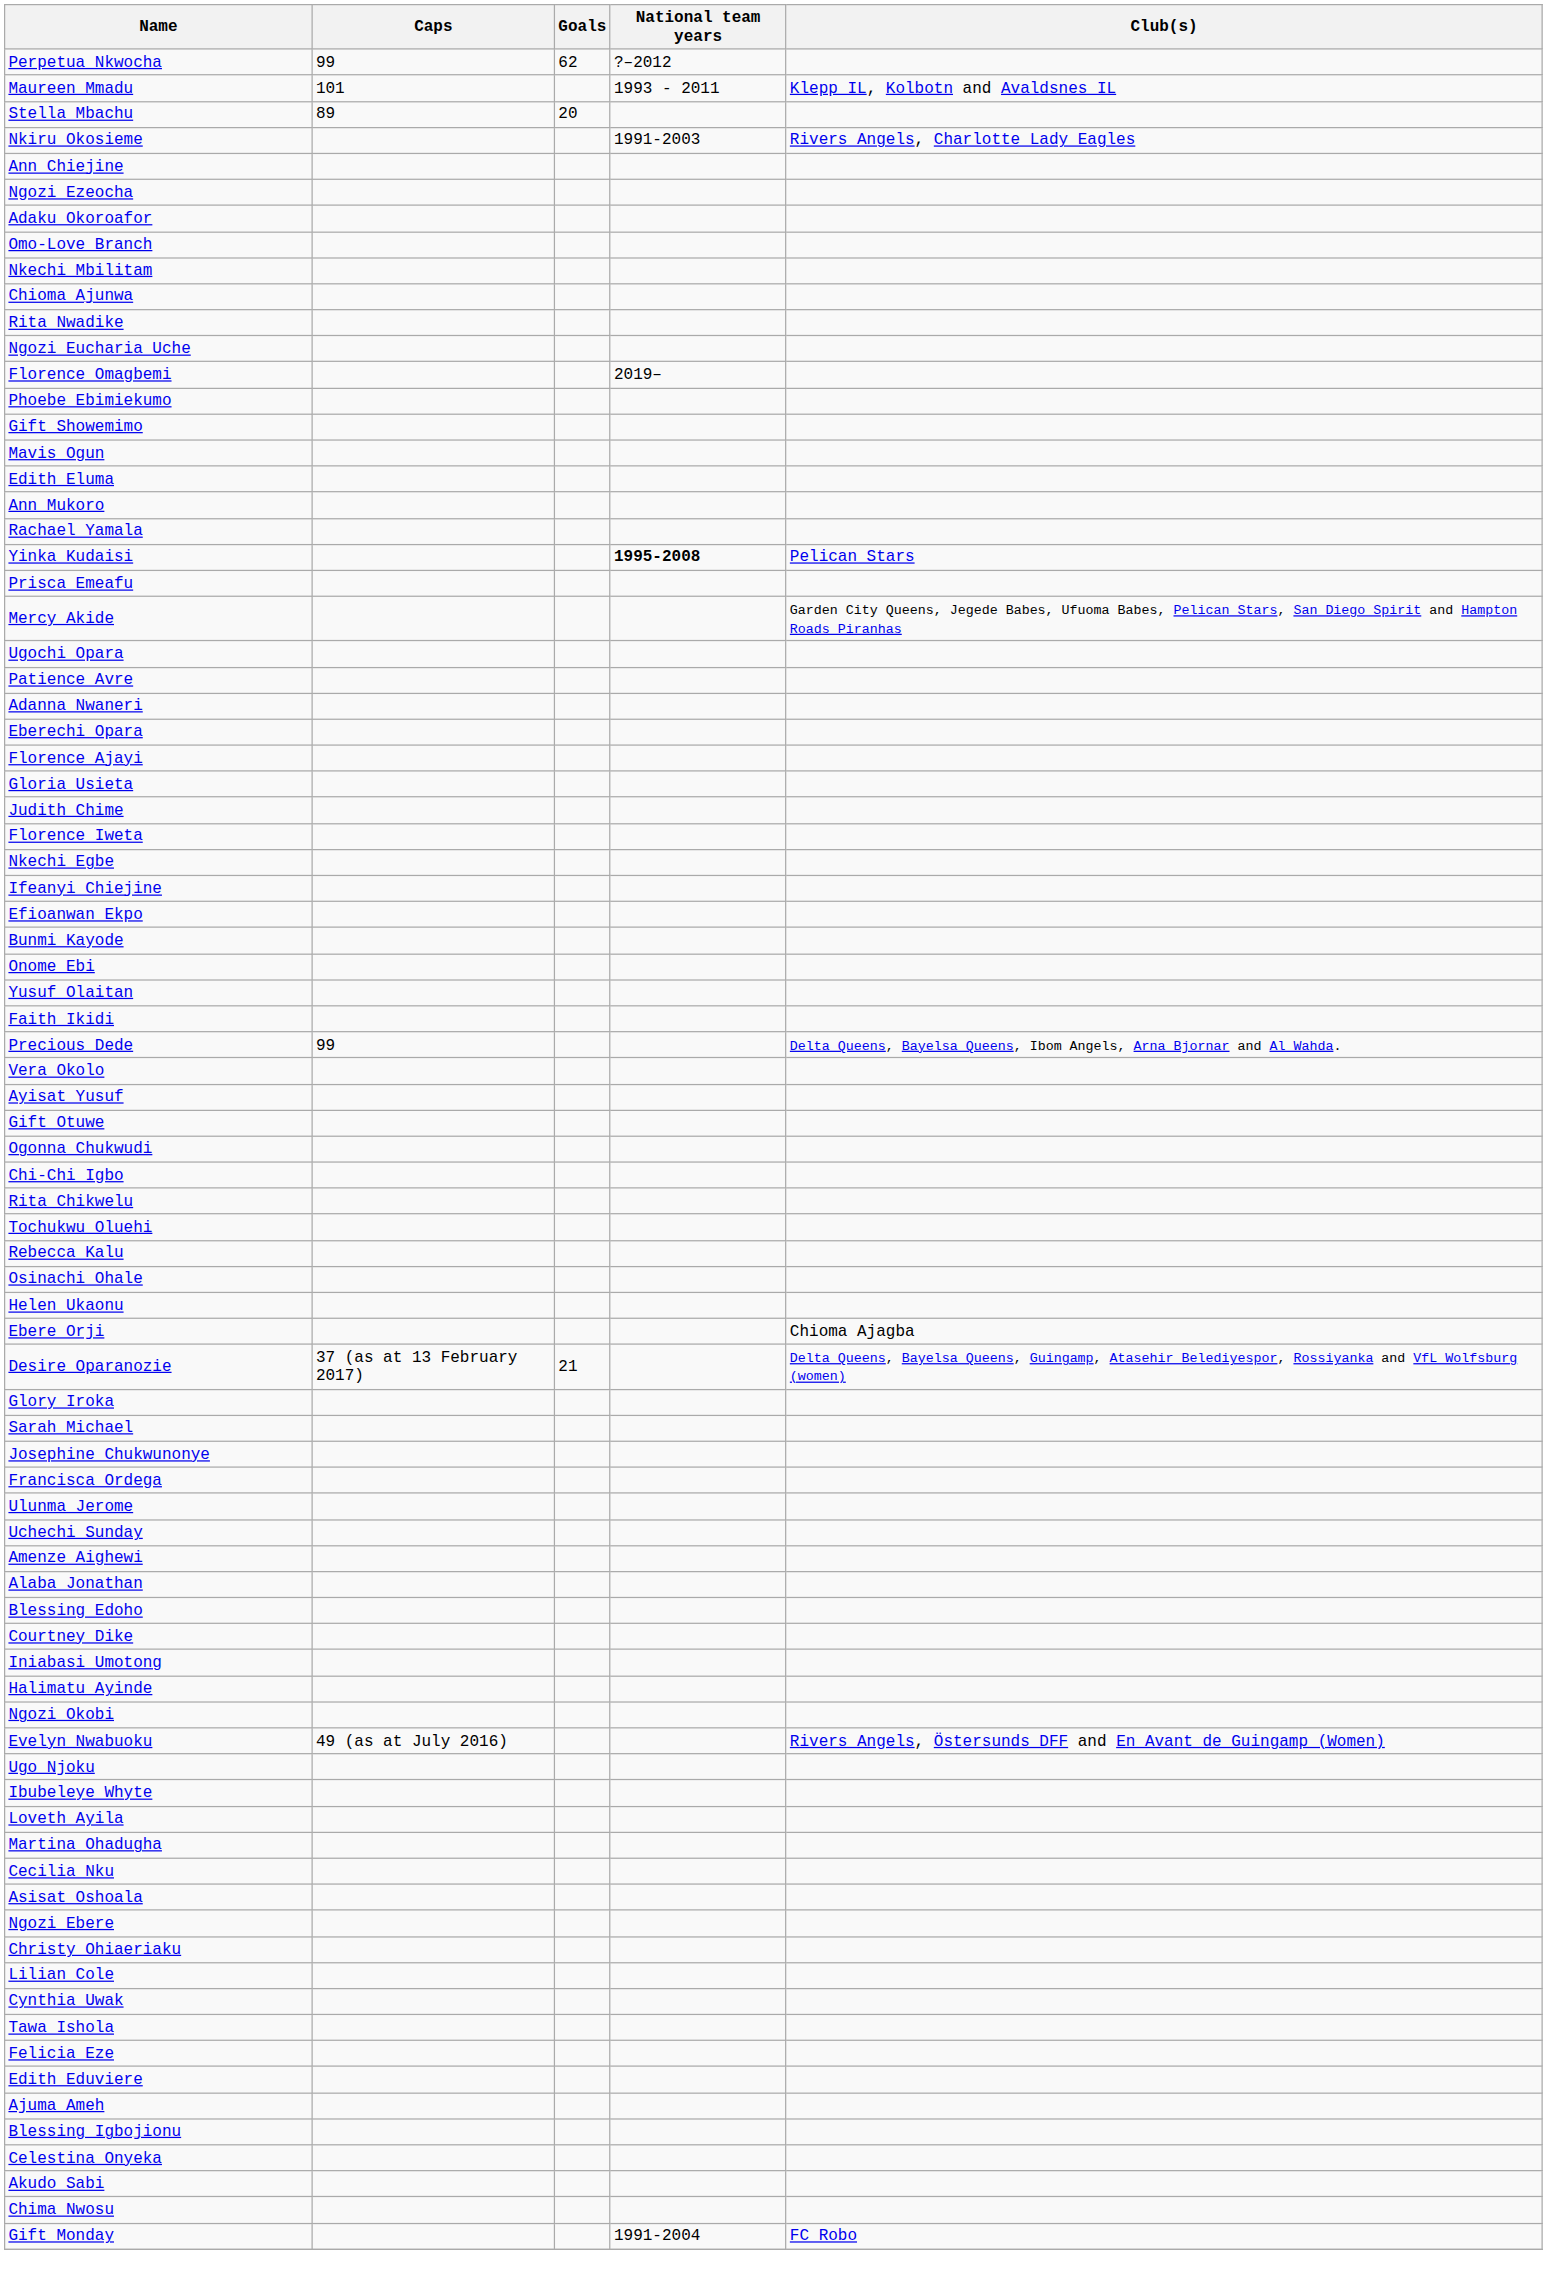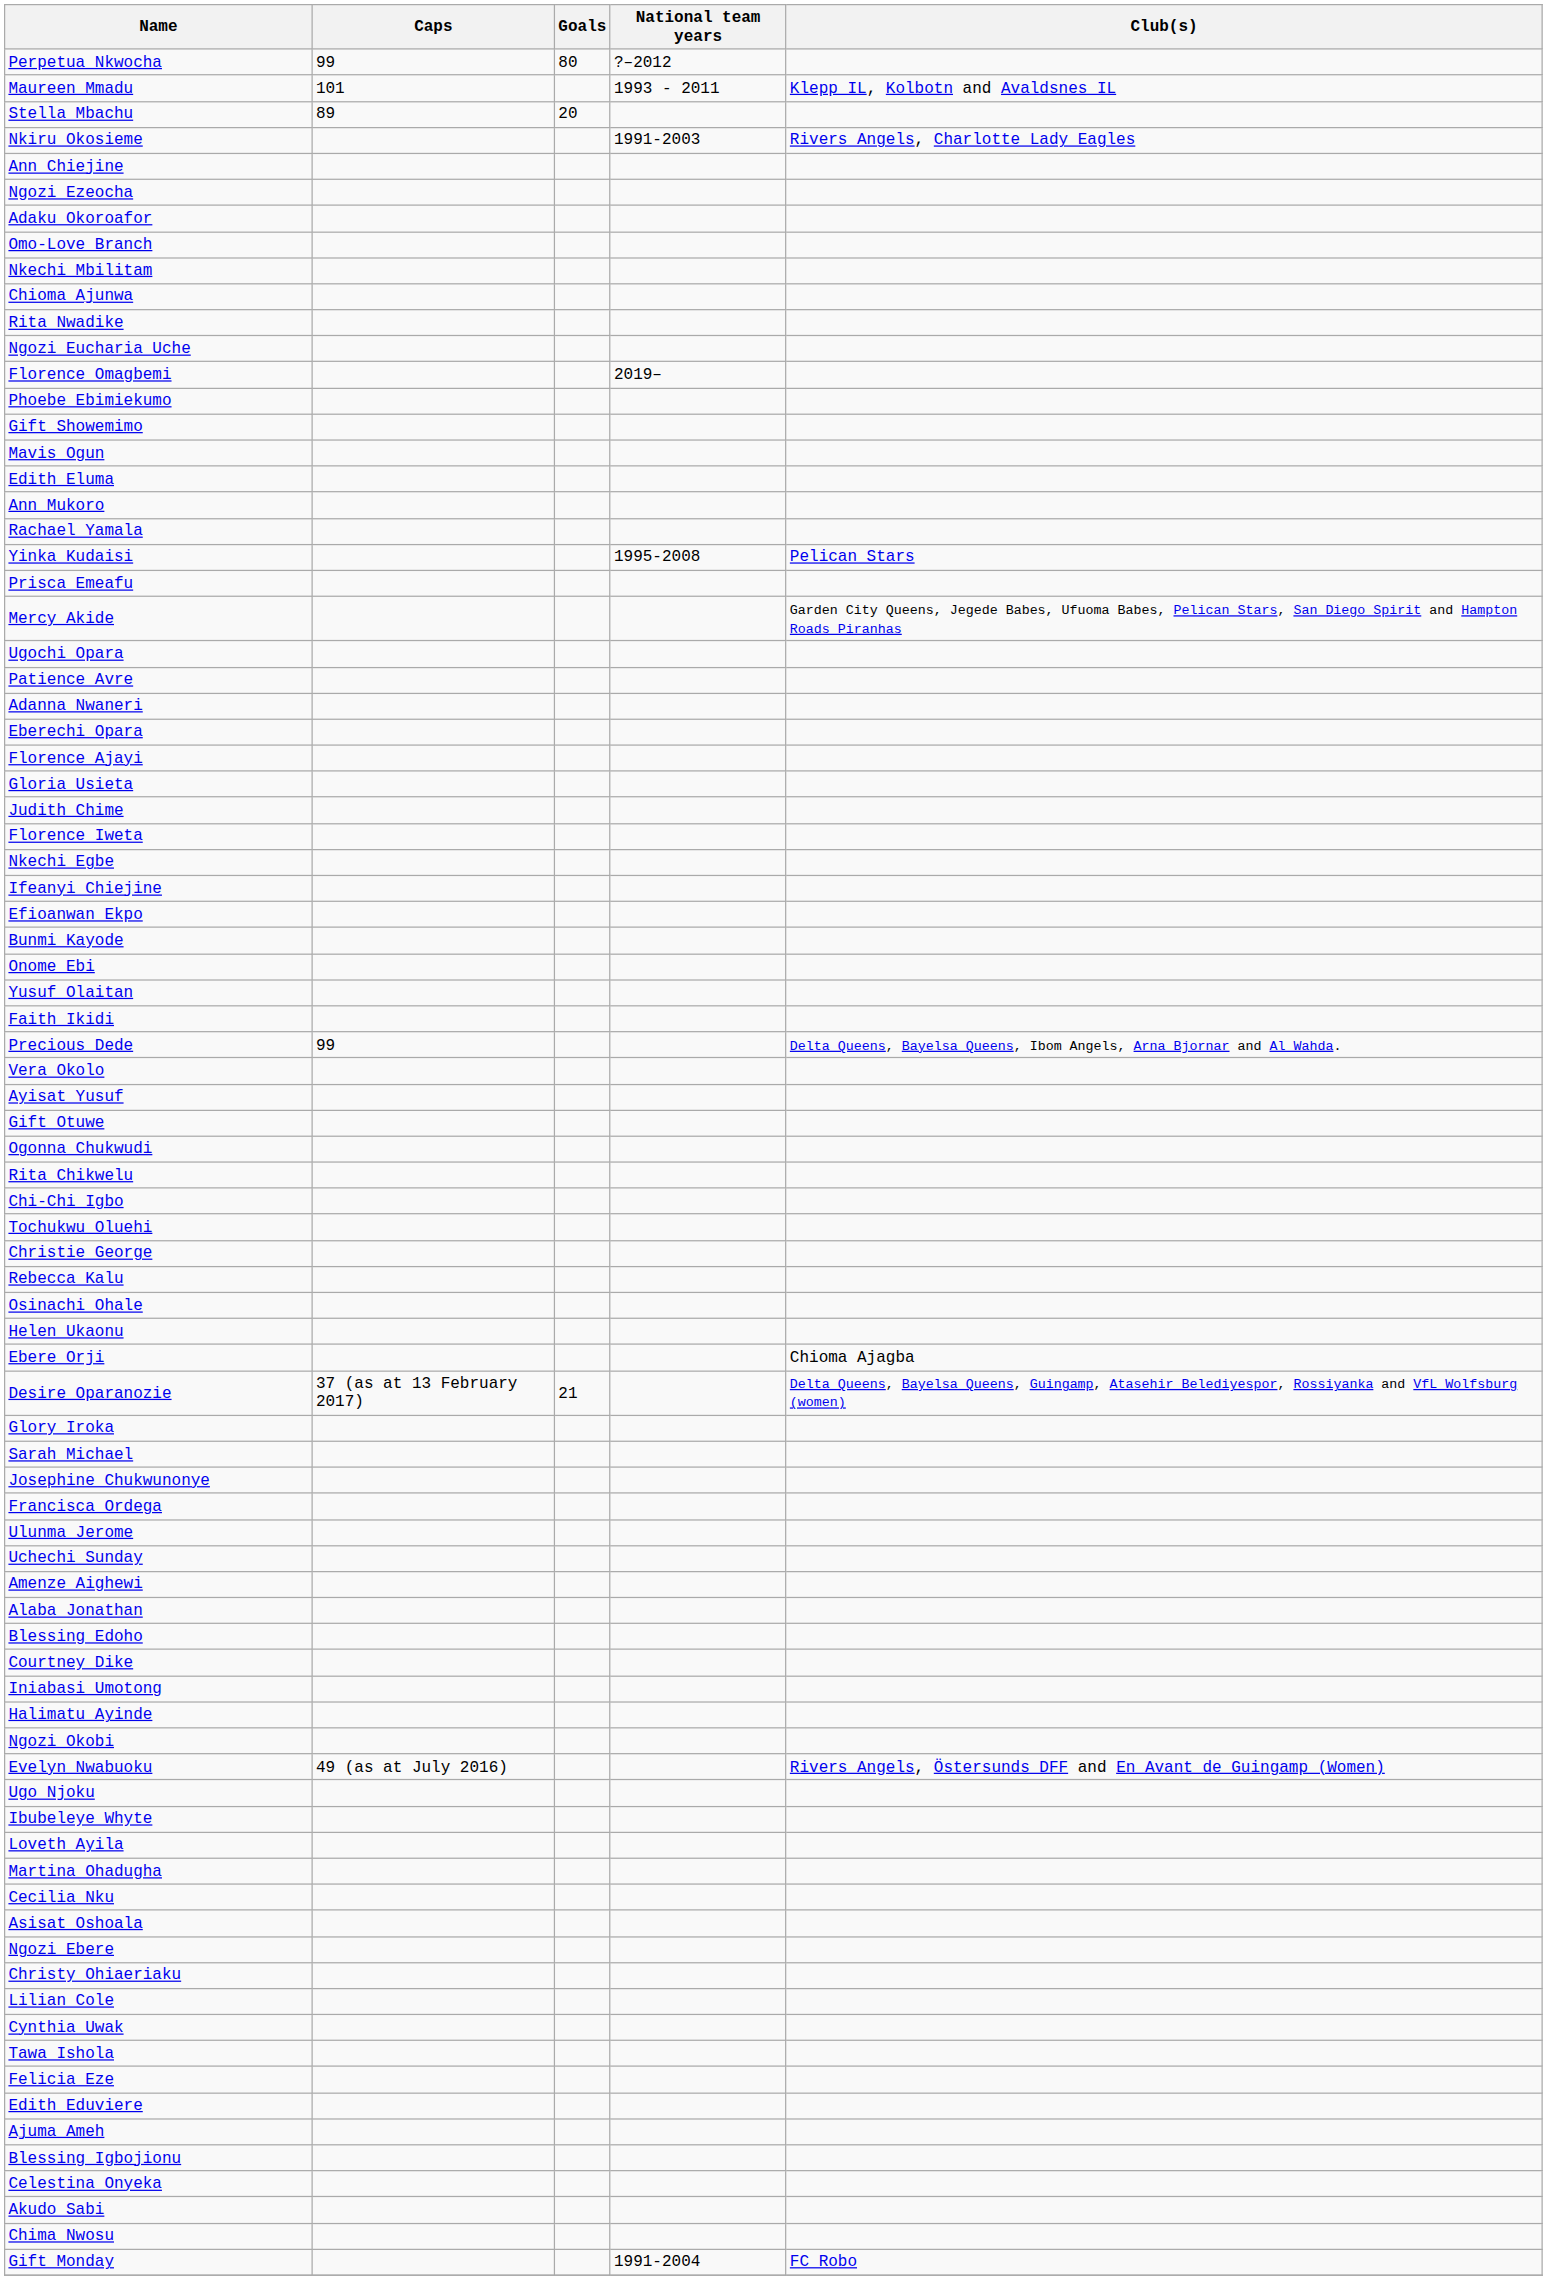(568, 62) 62 -> (568, 62) 80
(657, 557) bold -> (657, 557) normal
rows swapped: (71, 1201) <-> (66, 1175)
+ row: (80, 1253)
